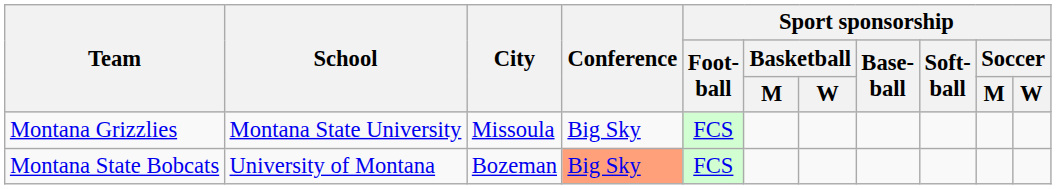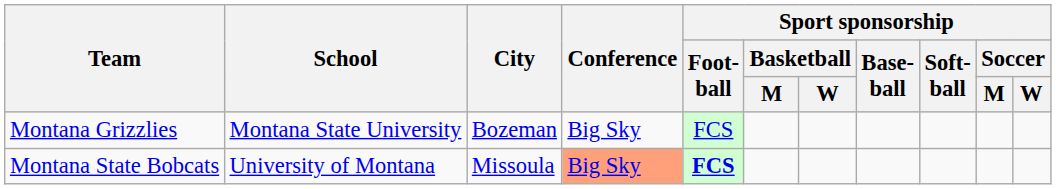(513, 129) Missoula -> (514, 129) Bozeman
(514, 165) Bozeman -> (513, 165) Missoula
(713, 165) normal -> (713, 165) bold
